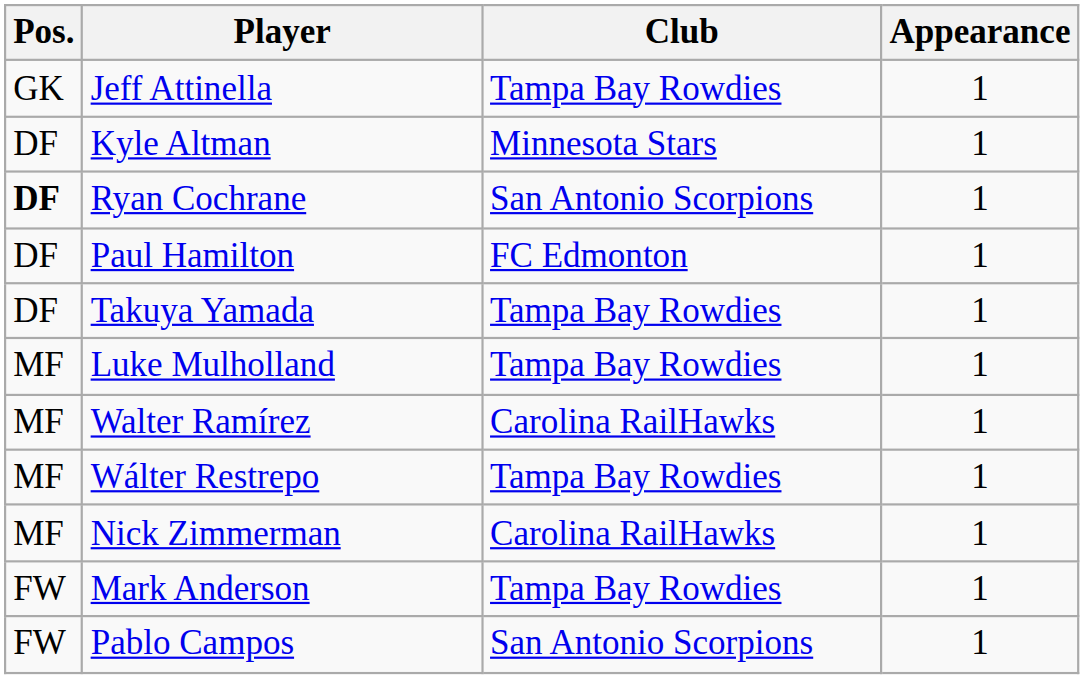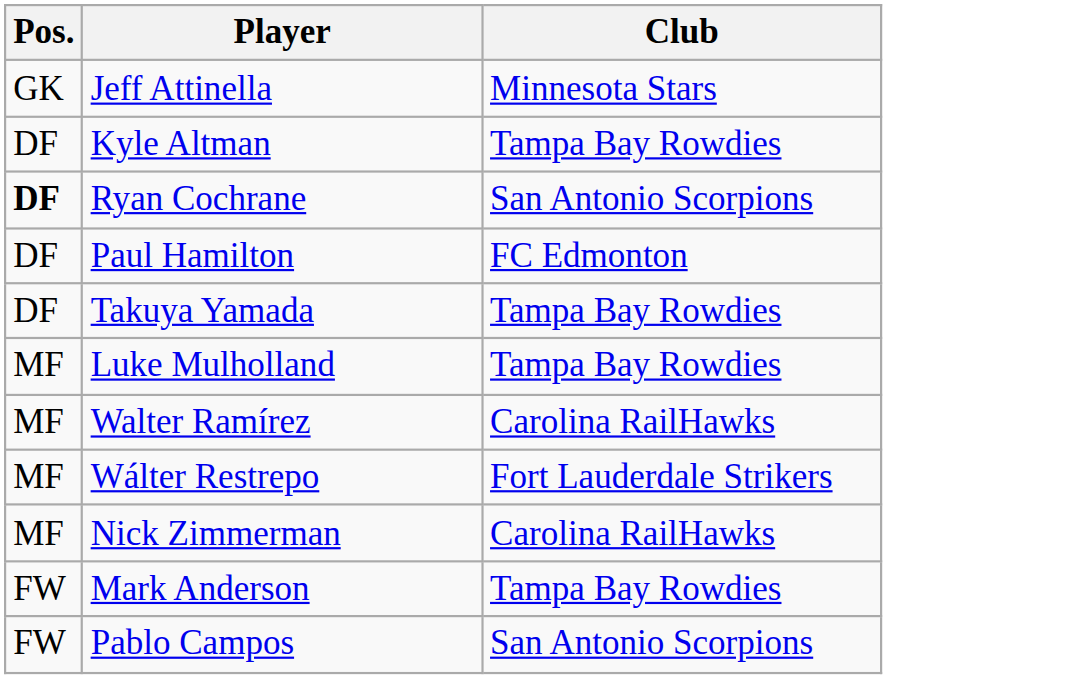- column: (980, 32)
(636, 87) Tampa Bay Rowdies -> (603, 87) Minnesota Stars
(603, 143) Minnesota Stars -> (636, 143) Tampa Bay Rowdies
(636, 476) Tampa Bay Rowdies -> (661, 476) Fort Lauderdale Strikers
